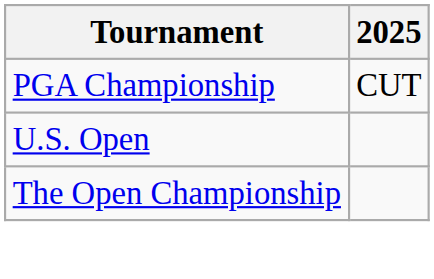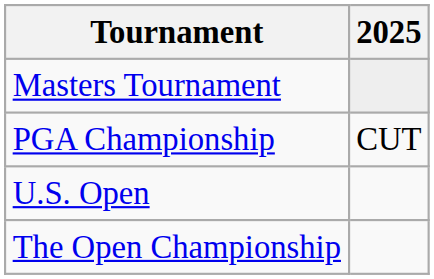+ row: (147, 85)
